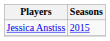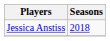(80, 28) 2015 -> (80, 28) 2018
